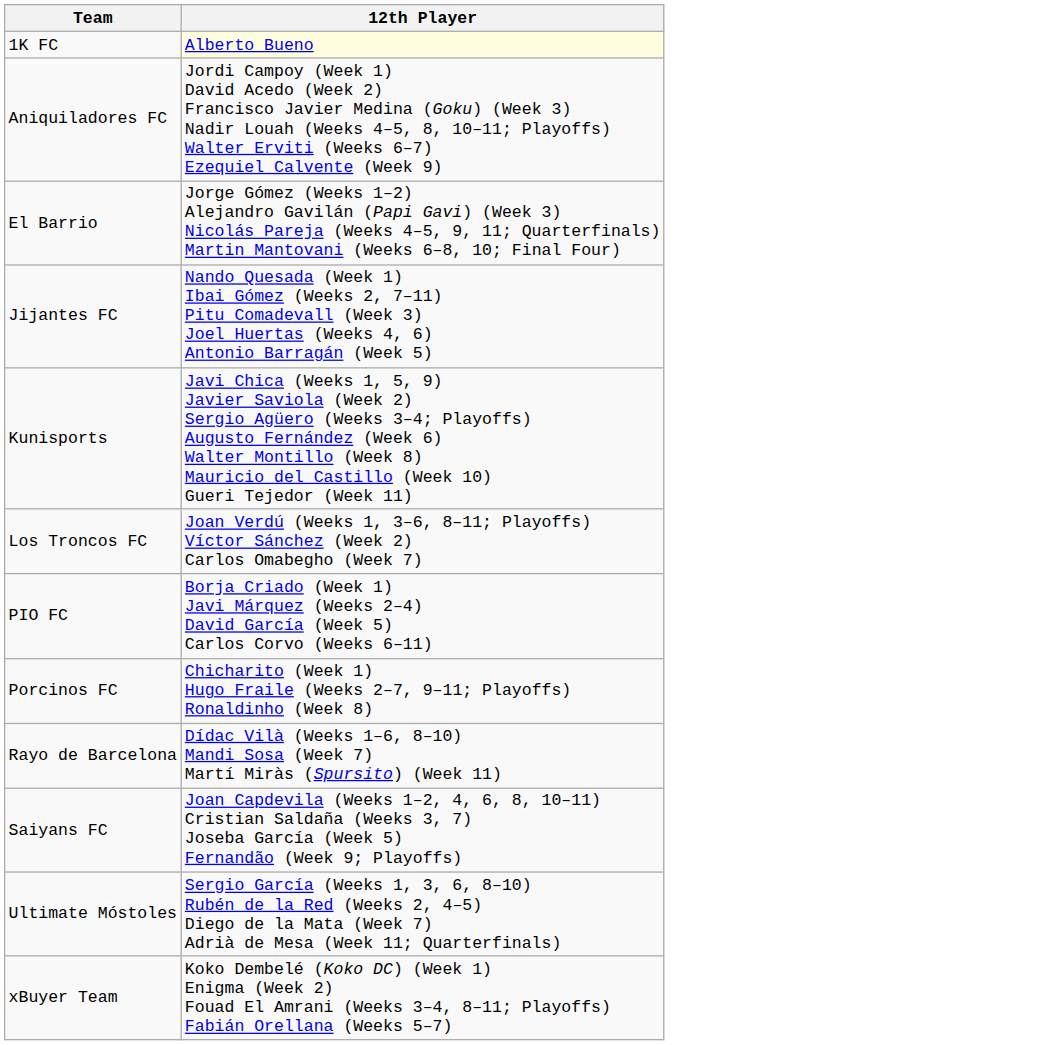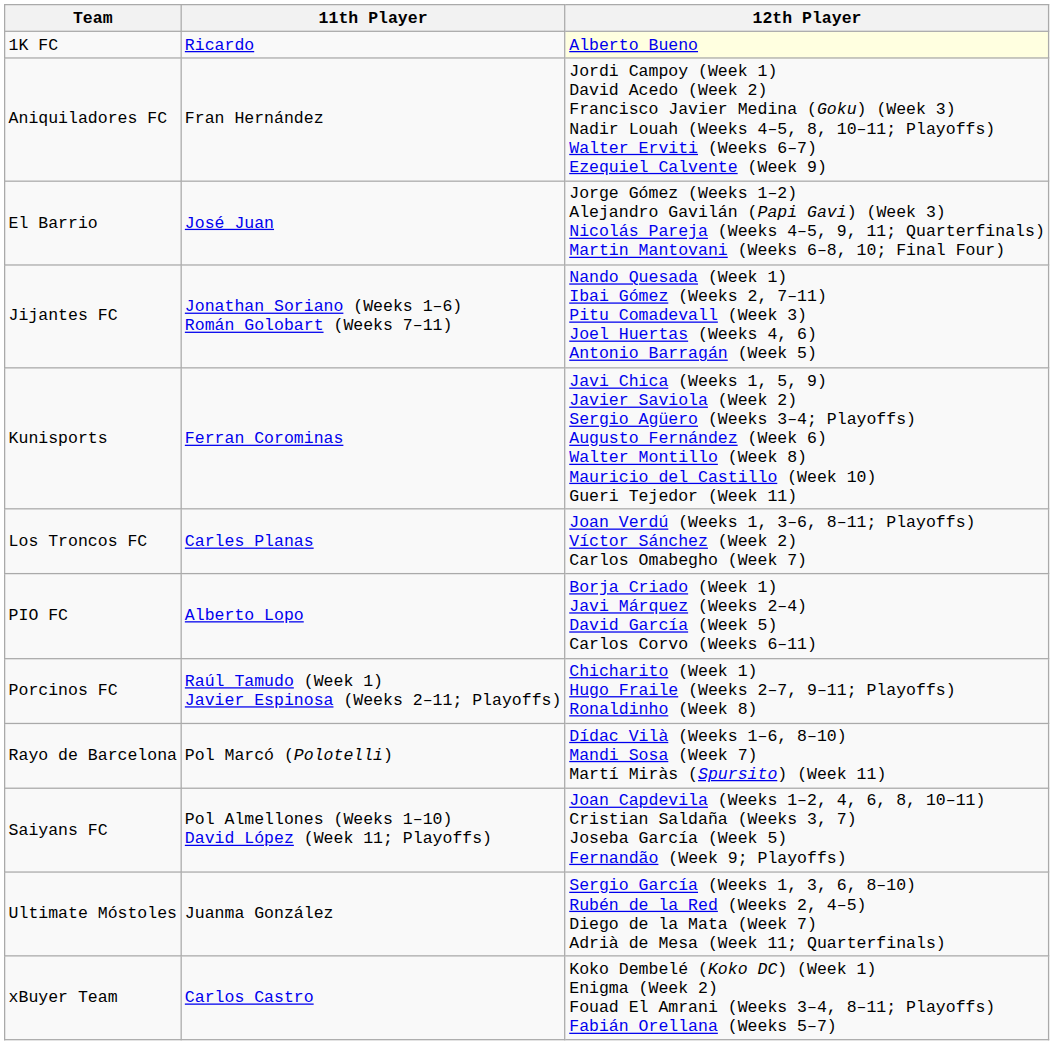+ column: (373, 18)
